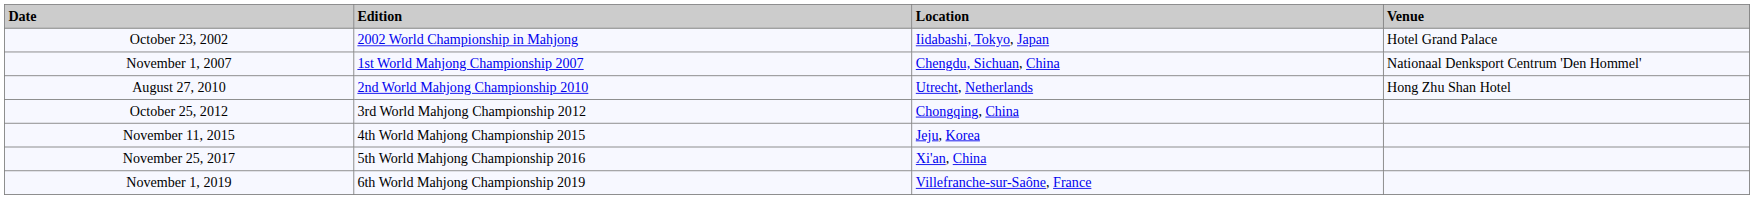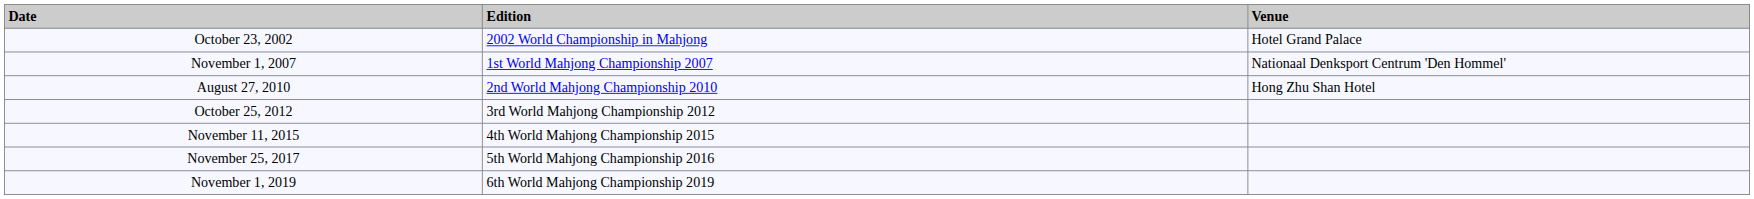- column: (942, 16)
